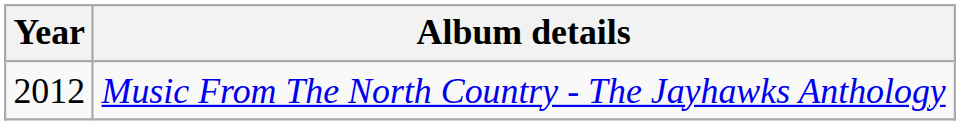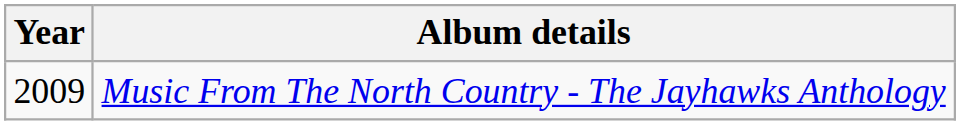(49, 89) 2012 -> (49, 89) 2009
